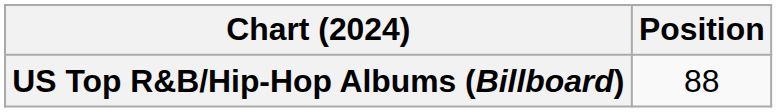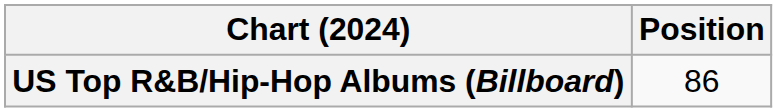(702, 80) 88 -> (702, 80) 86
